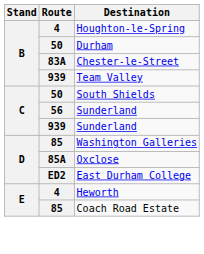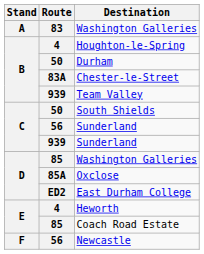+ row: (57, 29)
+ row: (57, 241)
